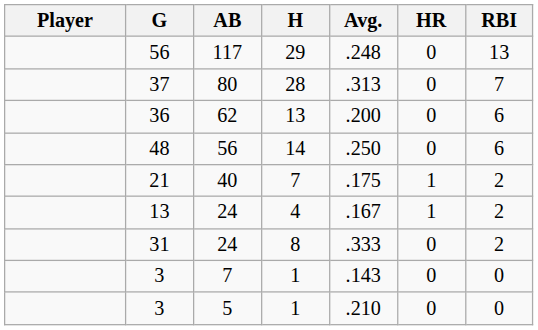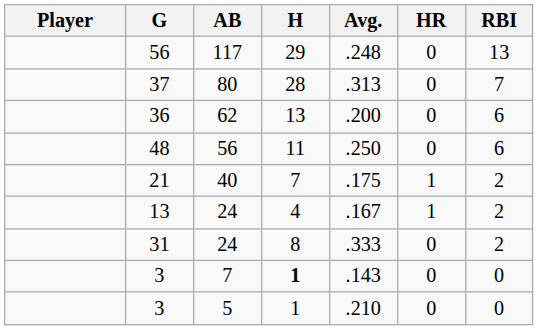(295, 148) 14 -> (295, 148) 11
(295, 276) normal -> (295, 276) bold
